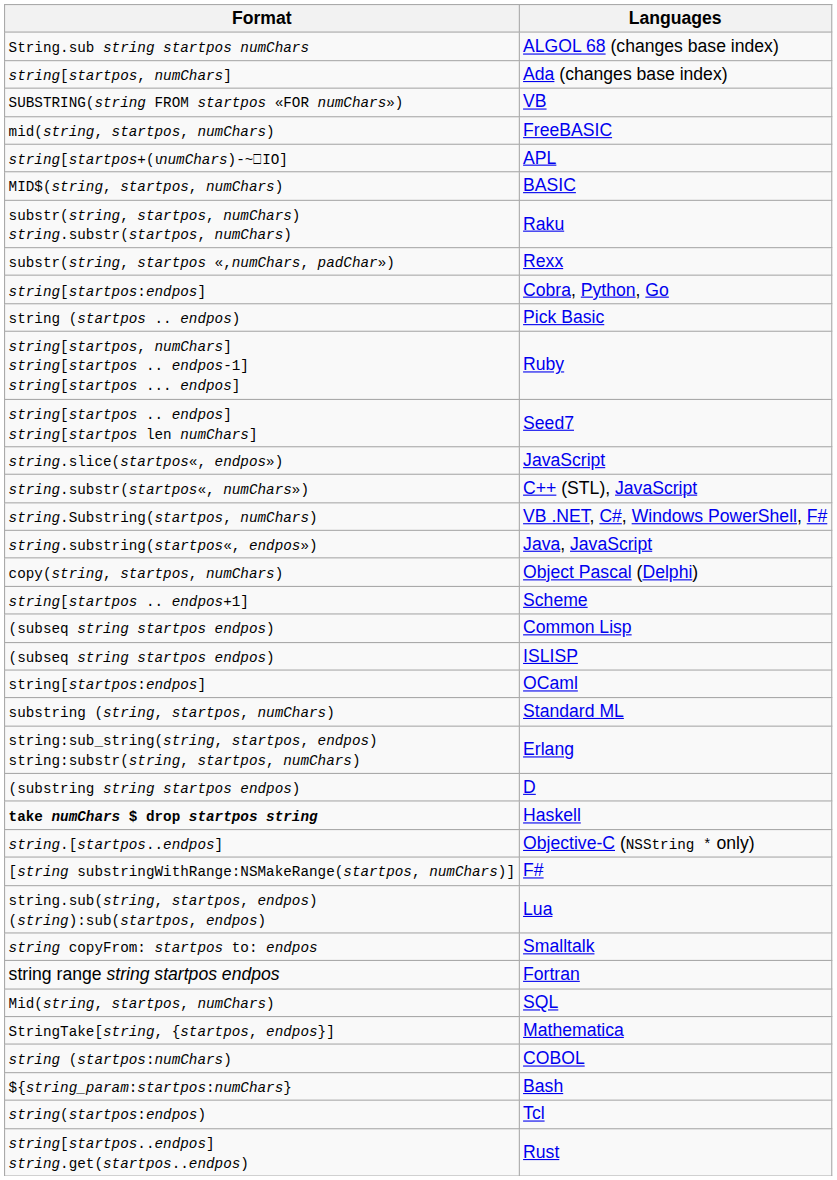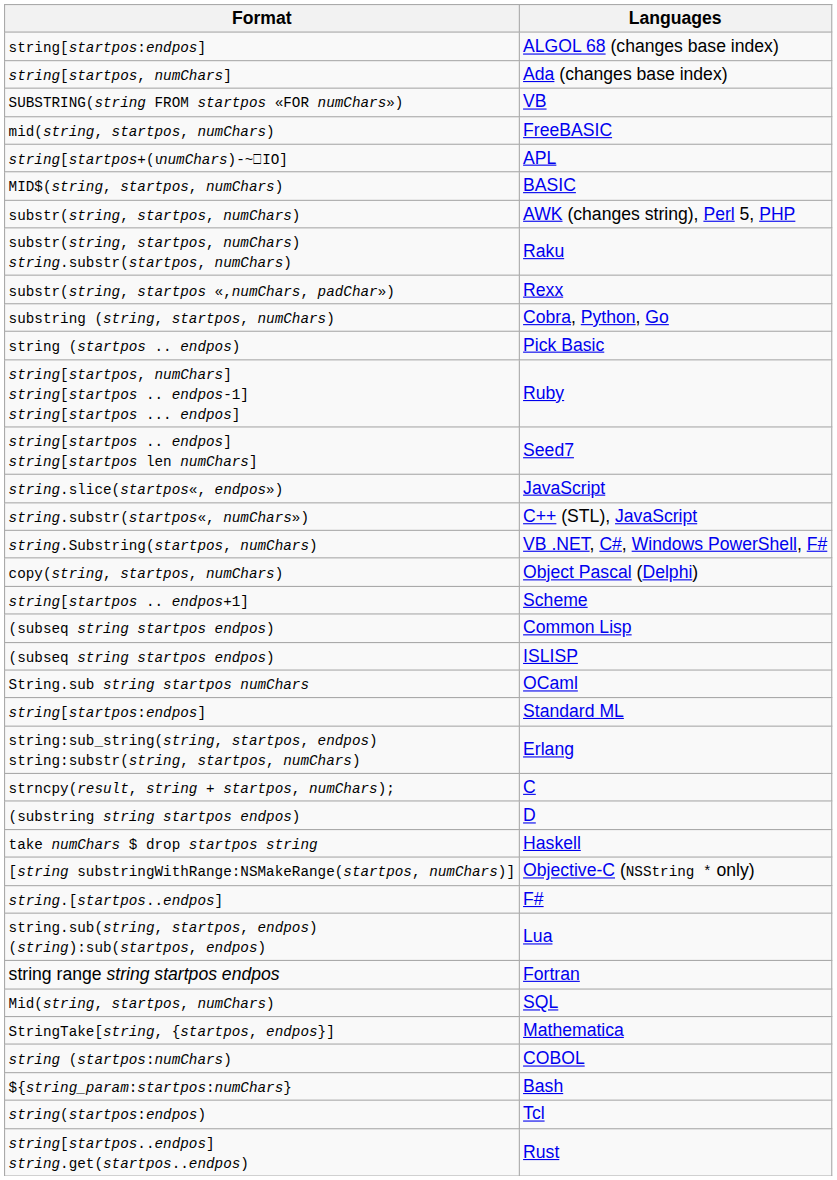(159, 48) String.sub string startpos numChars -> (107, 48) string[startpos:endpos]
+ row: (659, 213)
(107, 291) string[startpos:endpos] -> (172, 319) substring (string, startpos, numChars)
- row: (588, 544)
(107, 686) string[startpos:endpos] -> (159, 686) String.sub string startpos numChars
(172, 713) substring (string, startpos, numChars) -> (107, 713) string[startpos:endpos]
+ row: (529, 787)
(163, 815) bold -> (163, 845) normal
(116, 845) string.[startpos..endpos] -> (262, 873) [string substringWithRange:NSMakeRange(startpos, numChars)]
(262, 873) [string substringWithRange:NSMakeRange(startpos, numChars)] -> (116, 901) string.[startpos..endpos]
- row: (559, 946)
